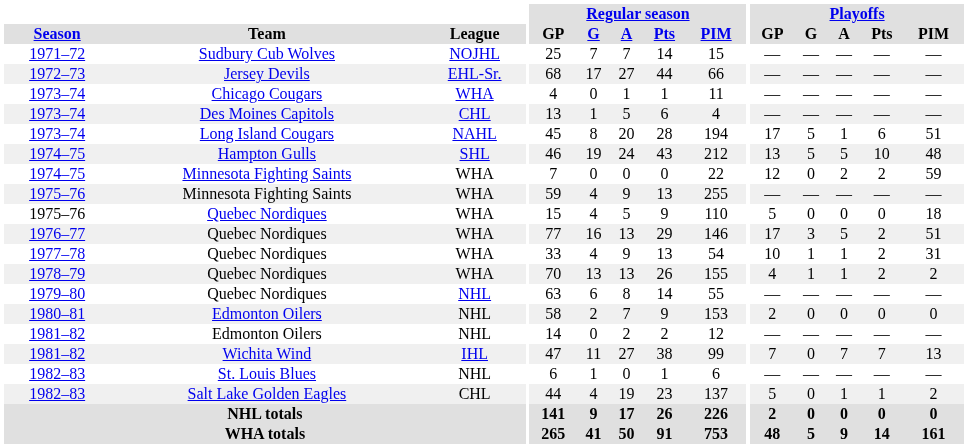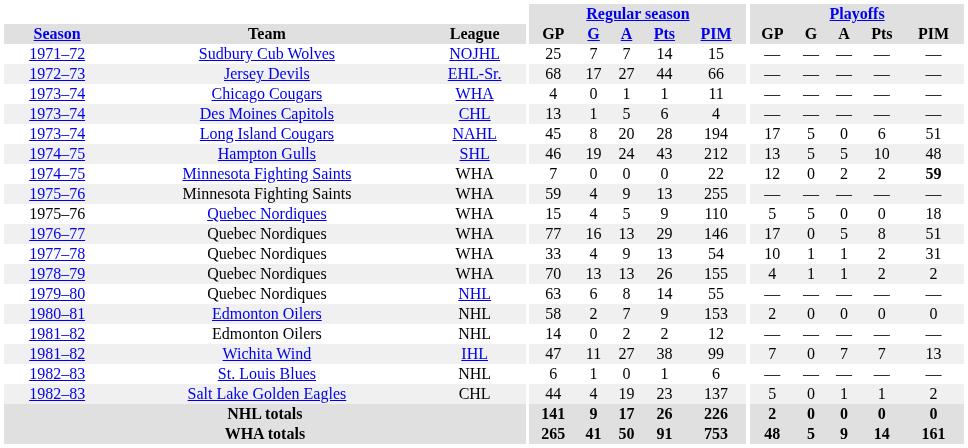(844, 134) 1 -> (844, 134) 0
(934, 174) normal -> (934, 174) bold
(811, 214) 0 -> (811, 214) 5
(811, 234) 3 -> (811, 234) 0
(882, 234) 2 -> (882, 234) 8
